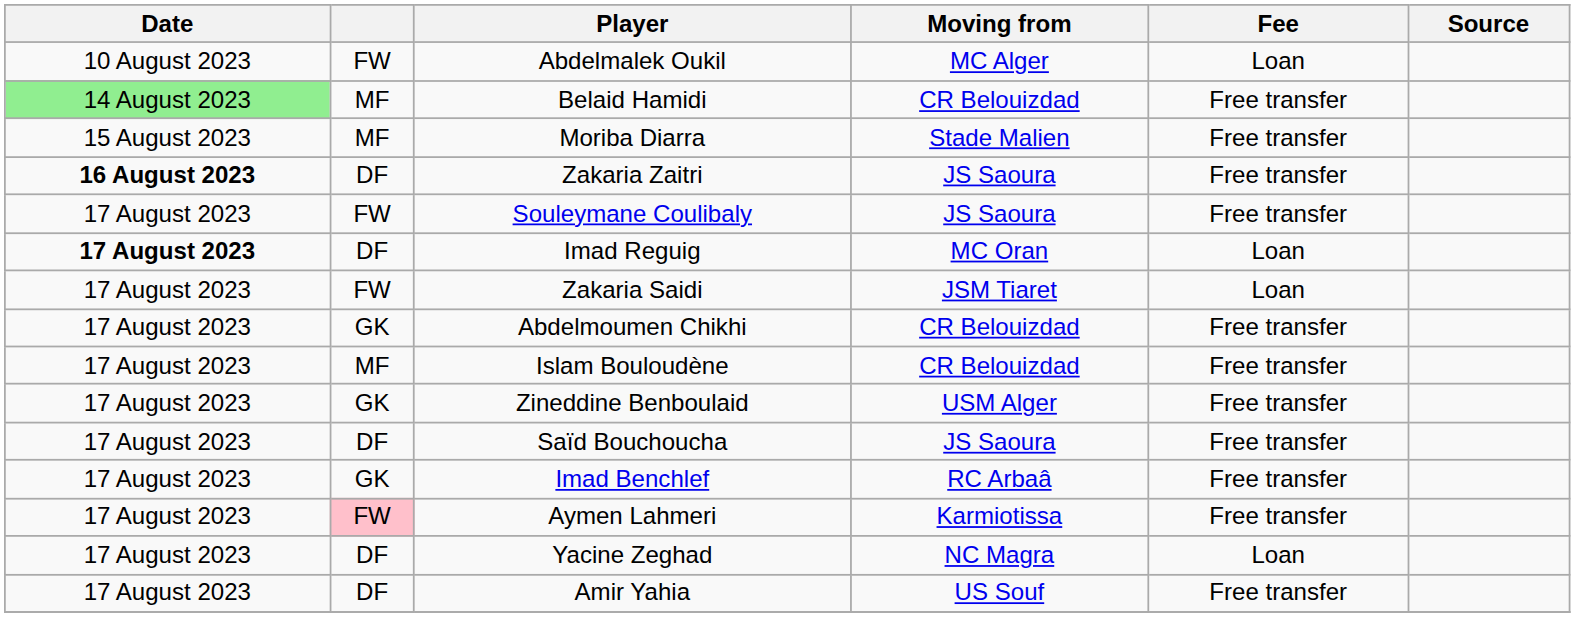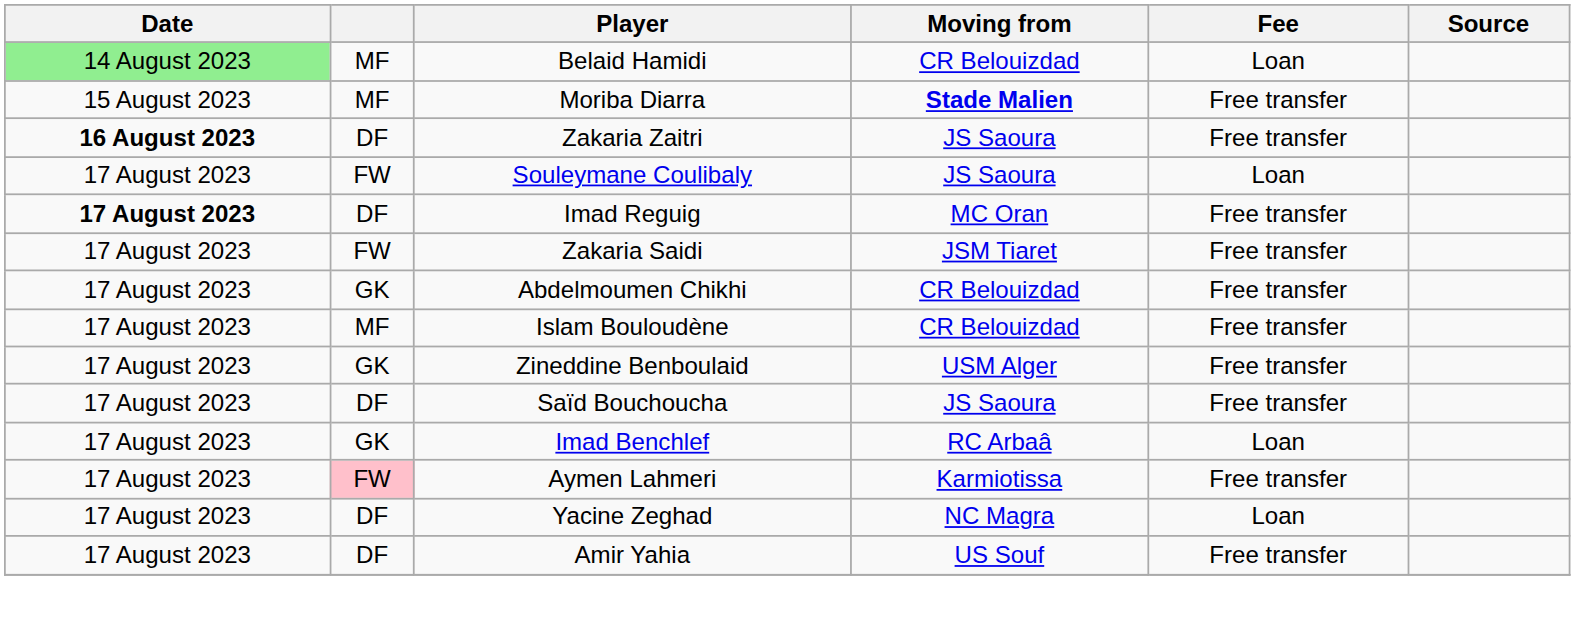- row: (632, 61)
(1278, 99) Free transfer -> (1278, 61) Loan
(999, 137) normal -> (999, 99) bold
(1278, 213) Free transfer -> (1278, 175) Loan
(1278, 251) Loan -> (1278, 213) Free transfer
(1278, 289) Loan -> (1278, 251) Free transfer
(1278, 479) Free transfer -> (1278, 441) Loan
